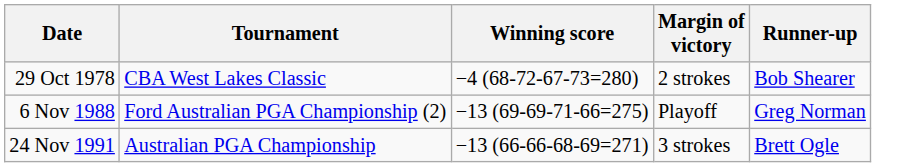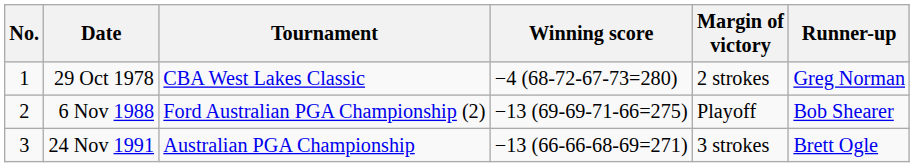+ column: (24, 33)
(804, 78) Bob Shearer -> (849, 78) Greg Norman
(810, 111) Greg Norman -> (844, 111) Bob Shearer
